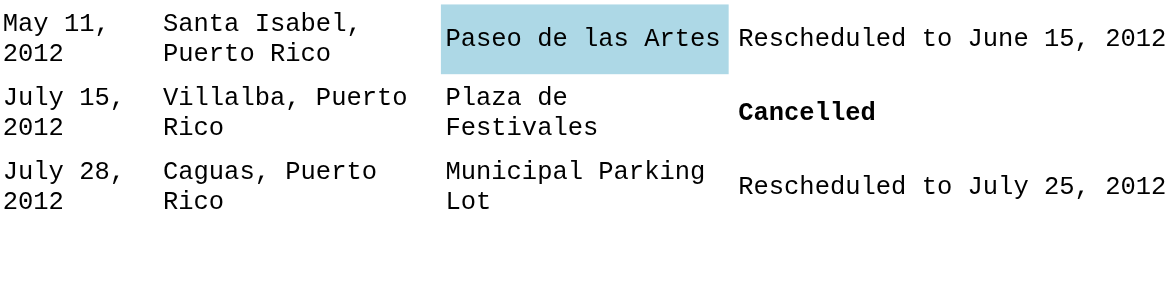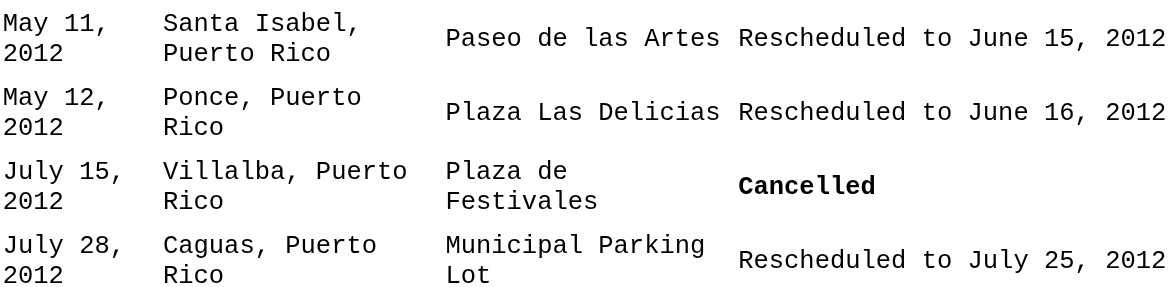(583, 39) lightblue background -> (583, 39) no background
+ row: (56, 113)
